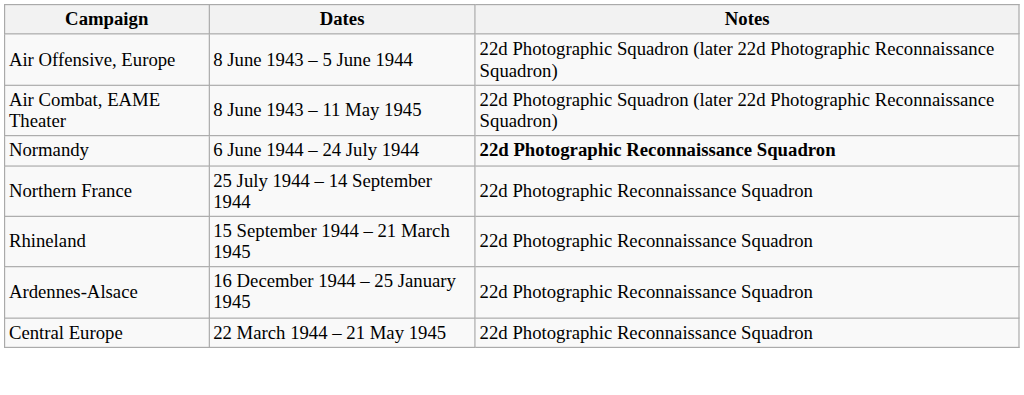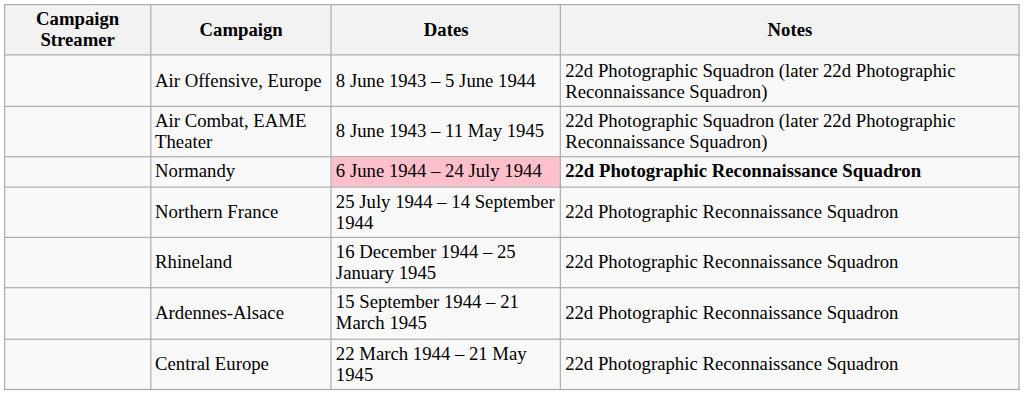+ column: (78, 29)
(316, 150) no background -> (439, 171) pink background
(331, 241) 15 September 1944 – 21 March 1945 -> (426, 262) 16 December 1944 – 25 January 1945
(335, 292) 16 December 1944 – 25 January 1945 -> (427, 313) 15 September 1944 – 21 March 1945
